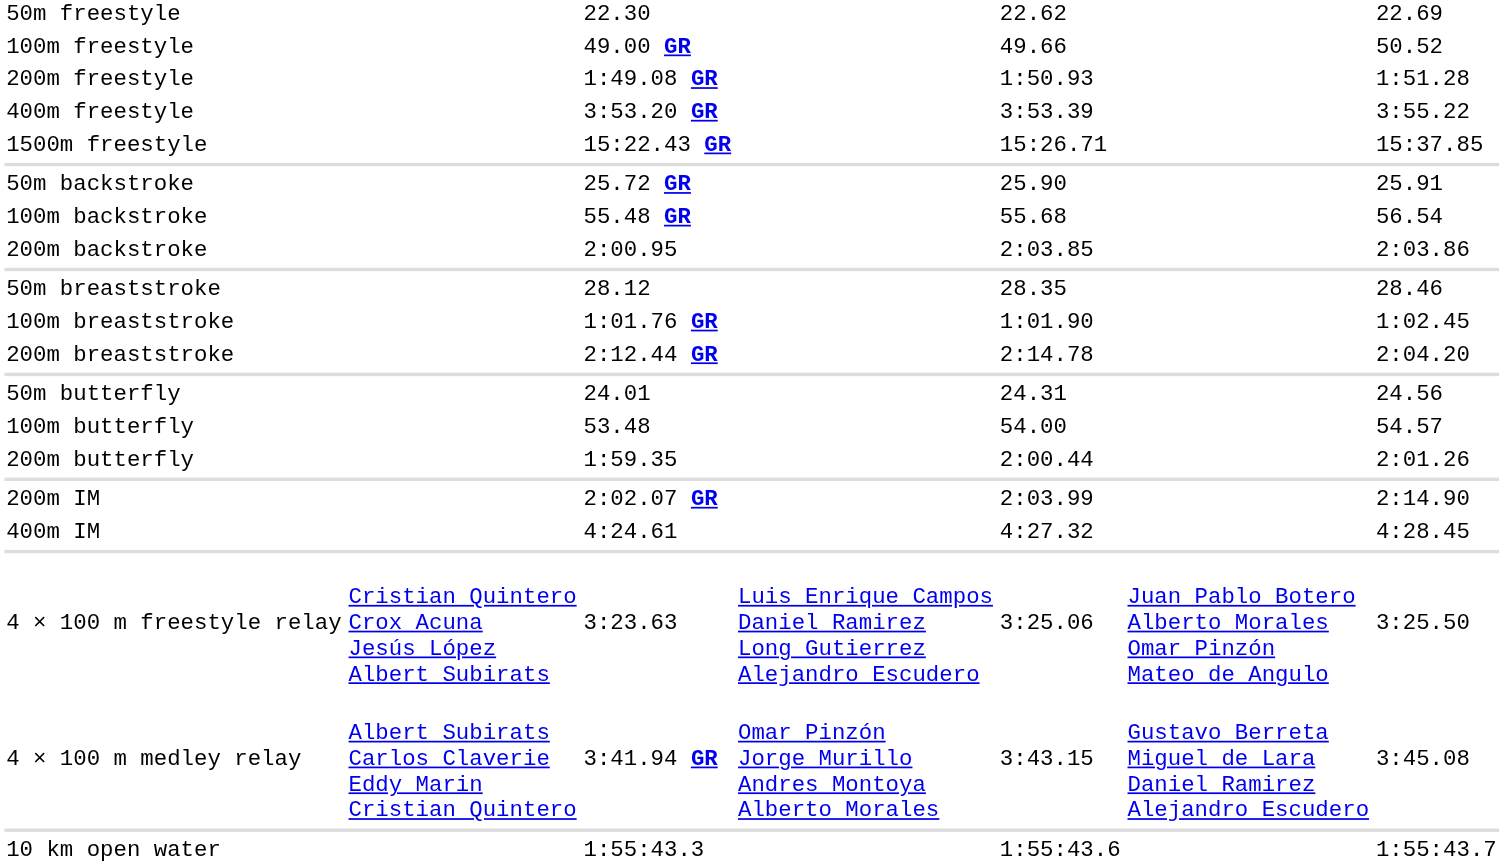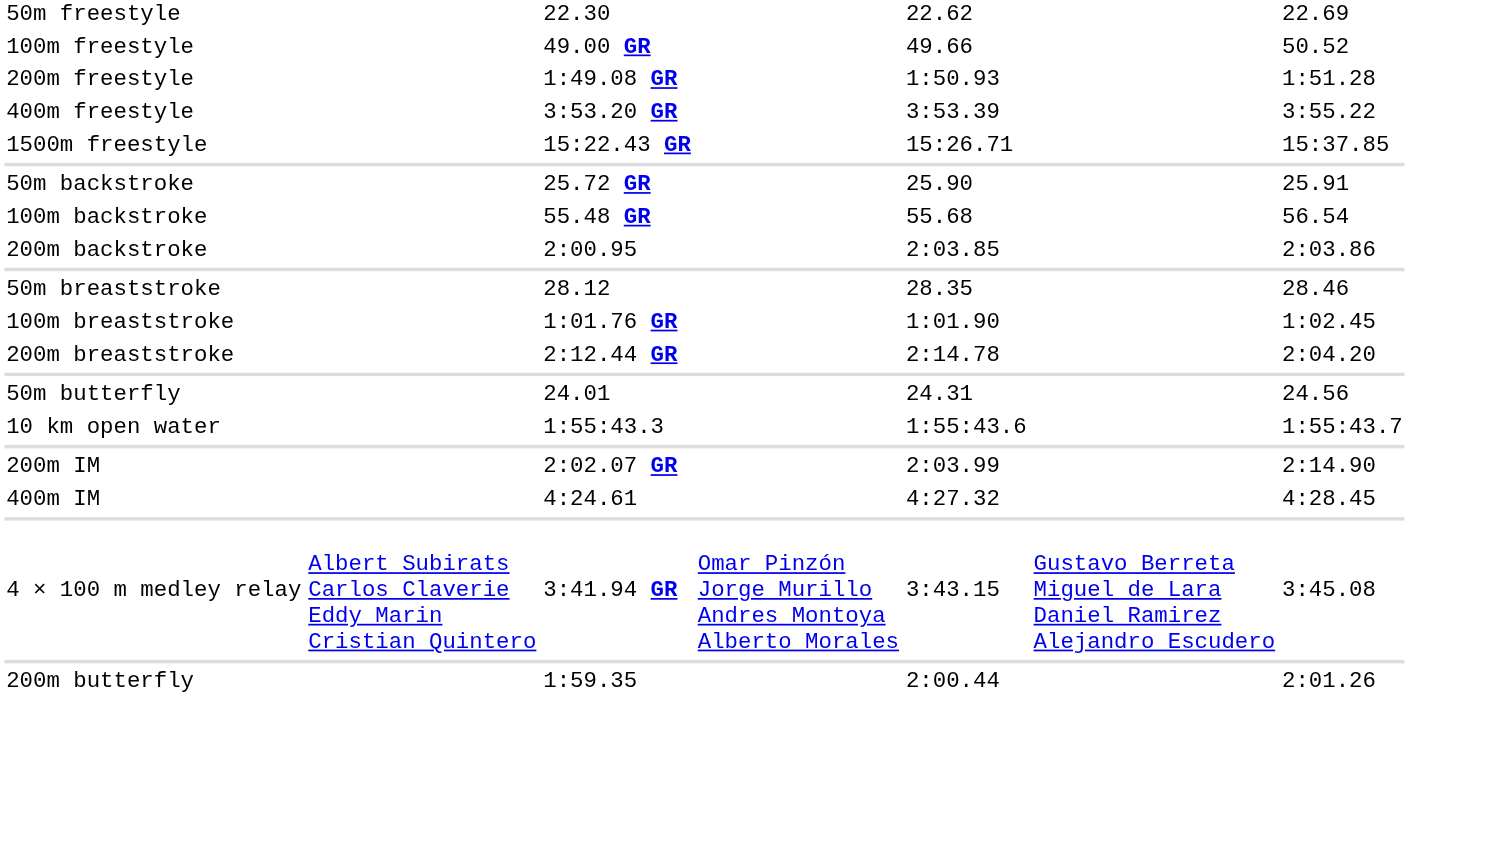- row: (100, 427)
rows swapped: (100, 460) <-> (114, 850)
- row: (174, 623)
